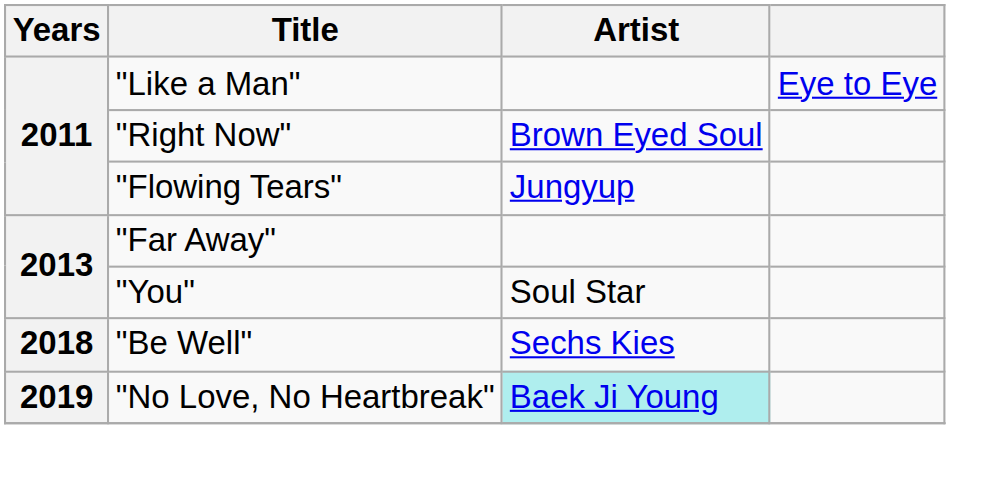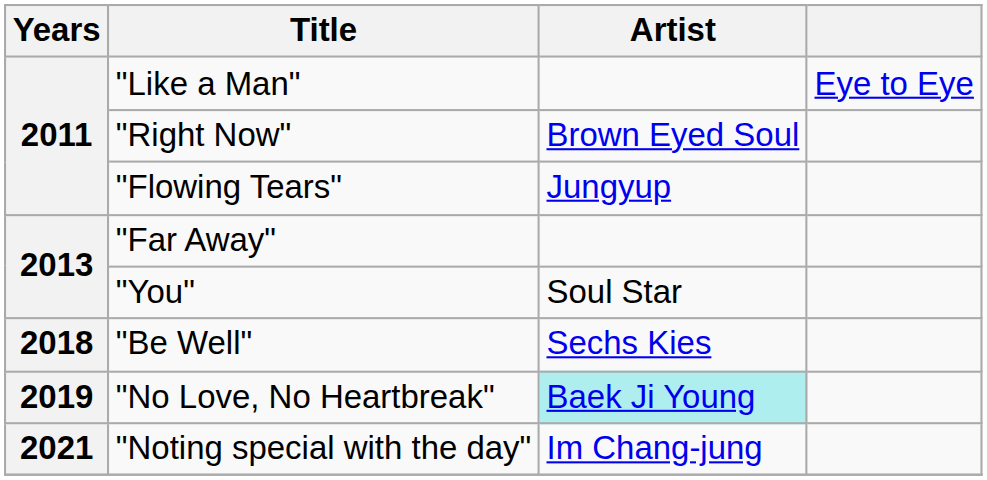+ row: (324, 448)
